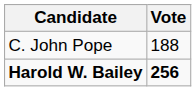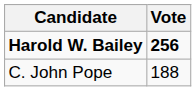rows swapped: (76, 72) <-> (60, 45)
